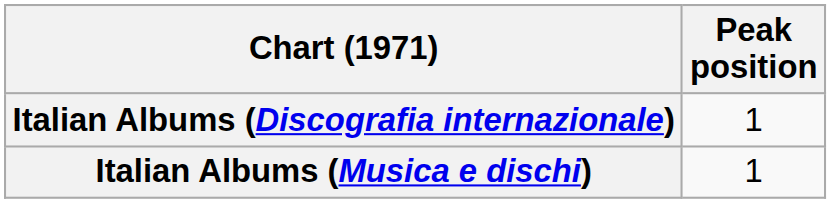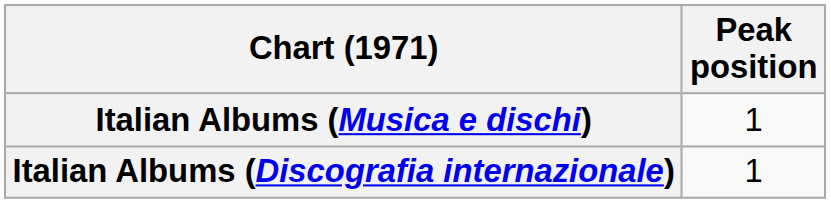rows swapped: (344, 119) <-> (344, 171)
